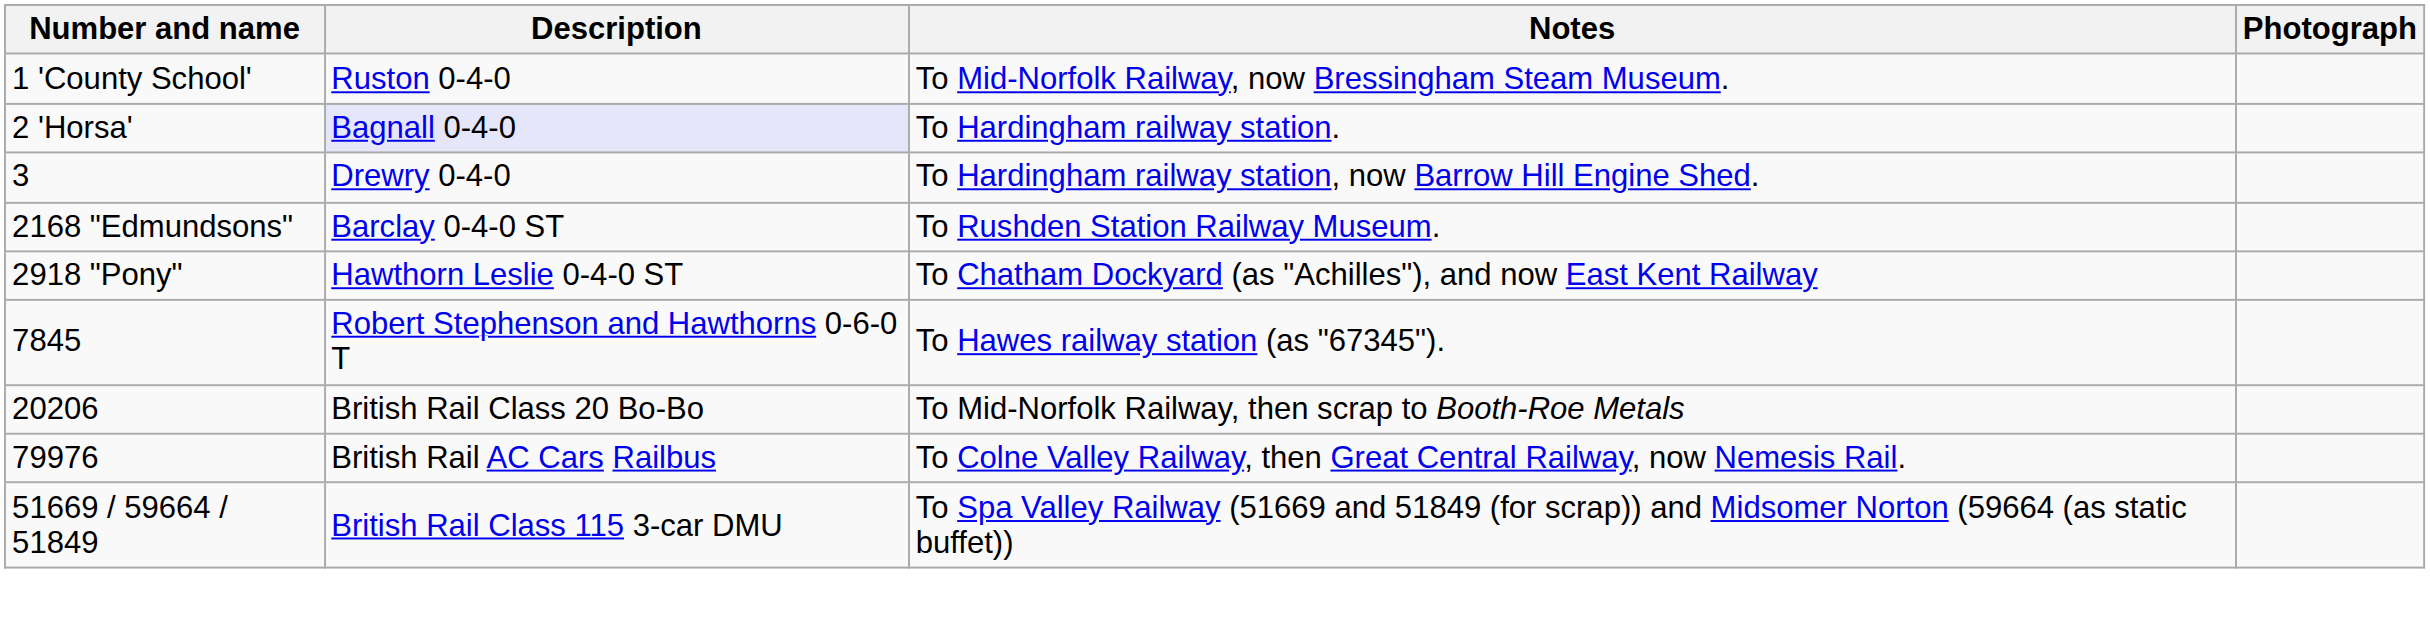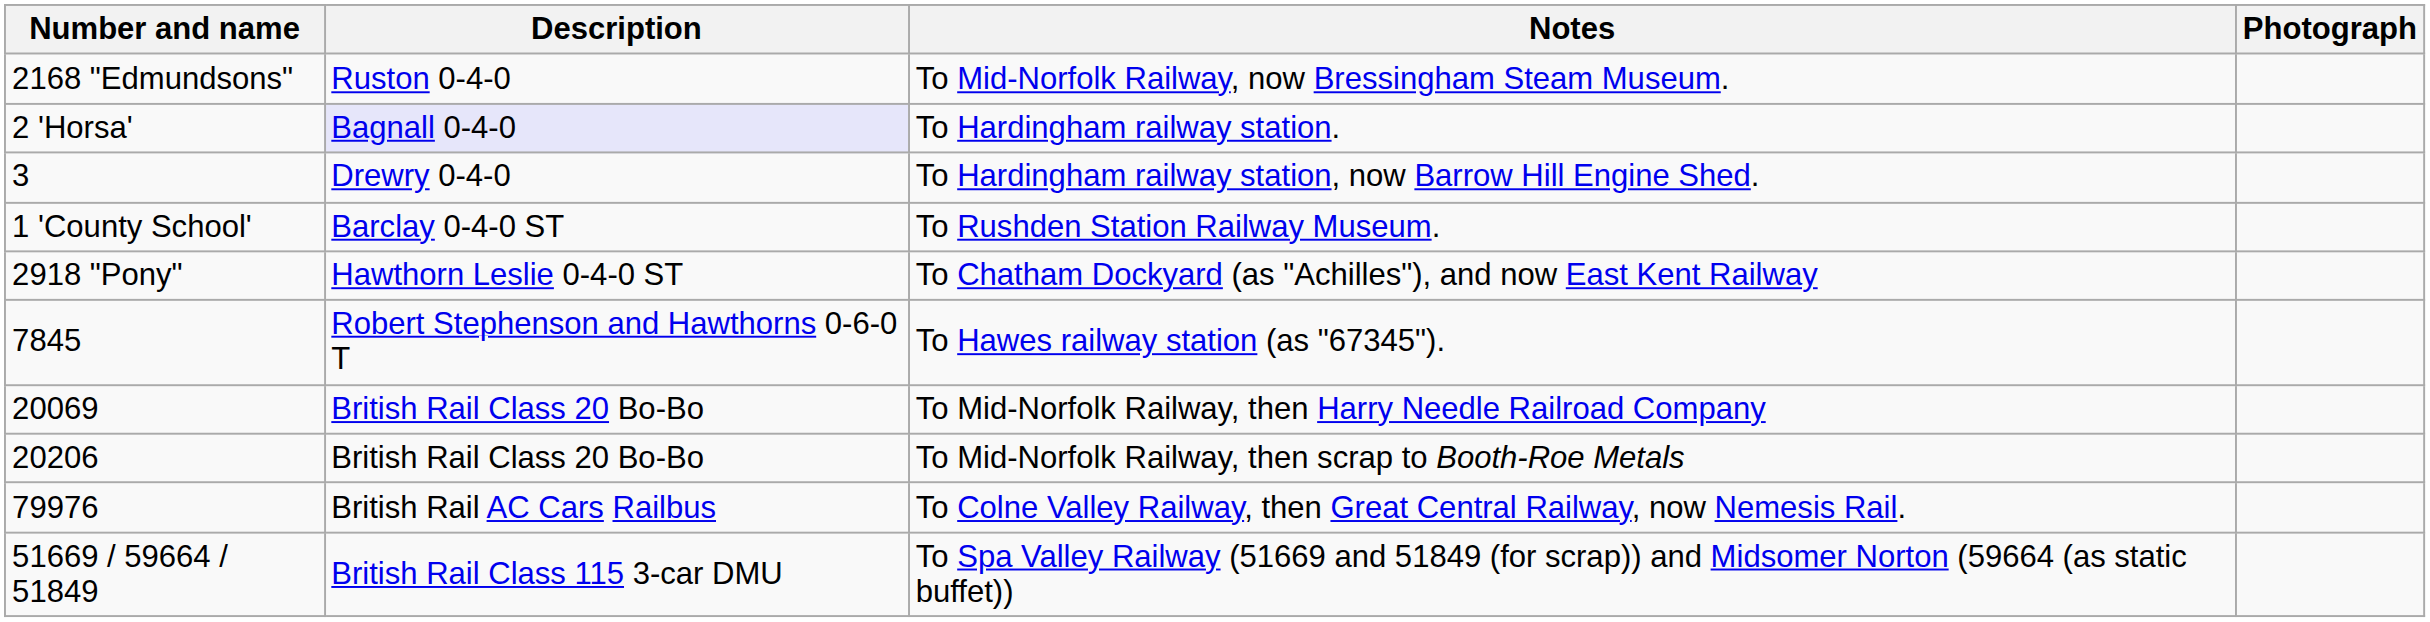(132, 78) 1 'County School' -> (153, 78) 2168 "Edmundsons"
(153, 226) 2168 "Edmundsons" -> (132, 226) 1 'County School'
+ row: (1341, 408)
